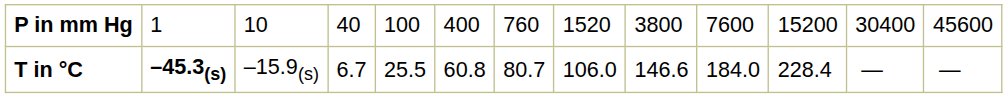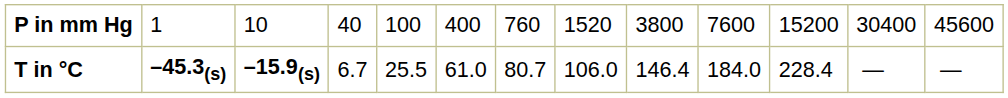(281, 70) normal -> (282, 70) bold
(465, 69) 60.8 -> (466, 69) 61.0
(661, 69) 146.6 -> (662, 69) 146.4
